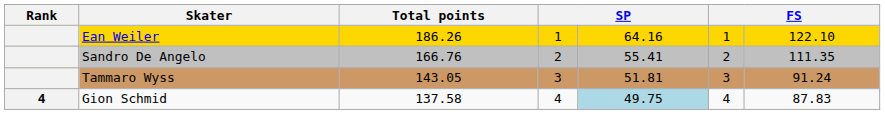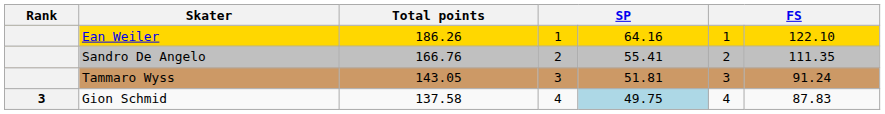(42, 99) 4 -> (42, 99) 3
